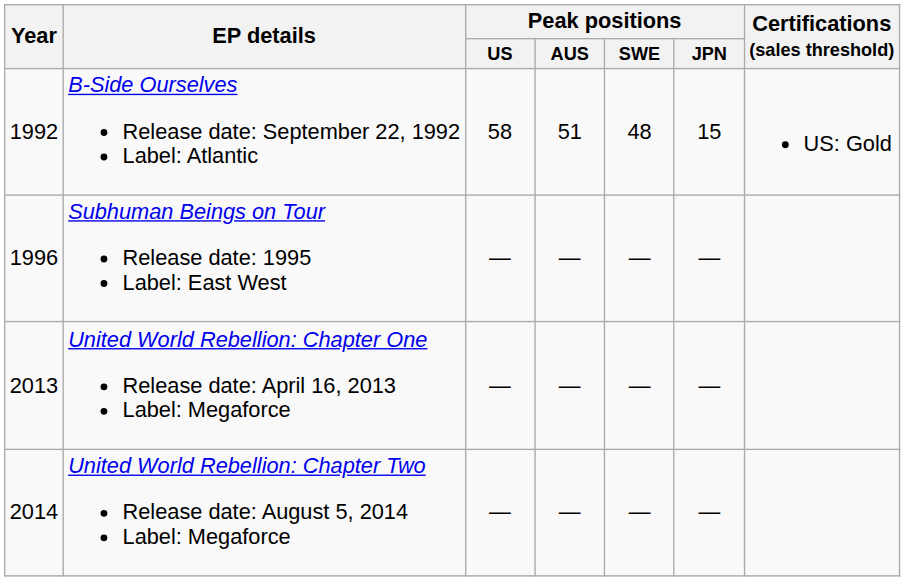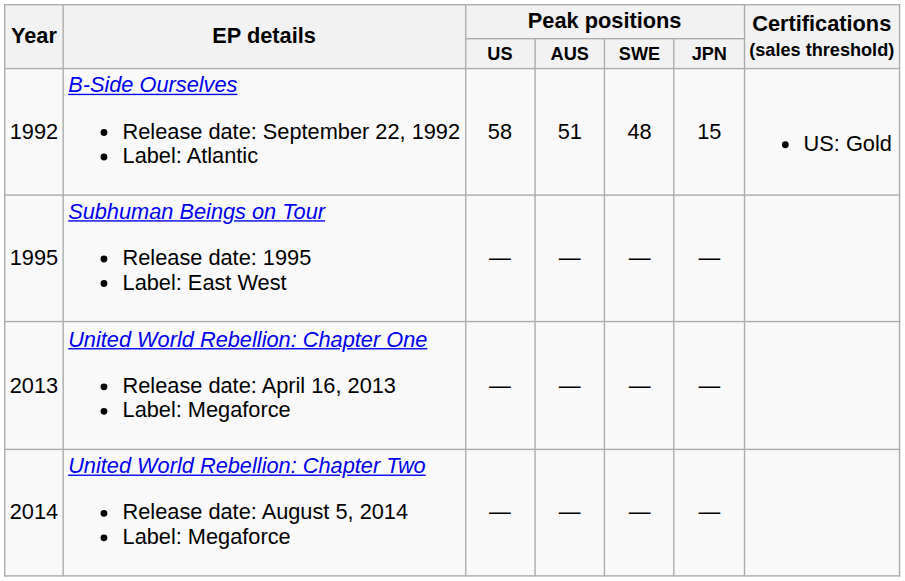(34, 258) 1996 -> (34, 258) 1995
